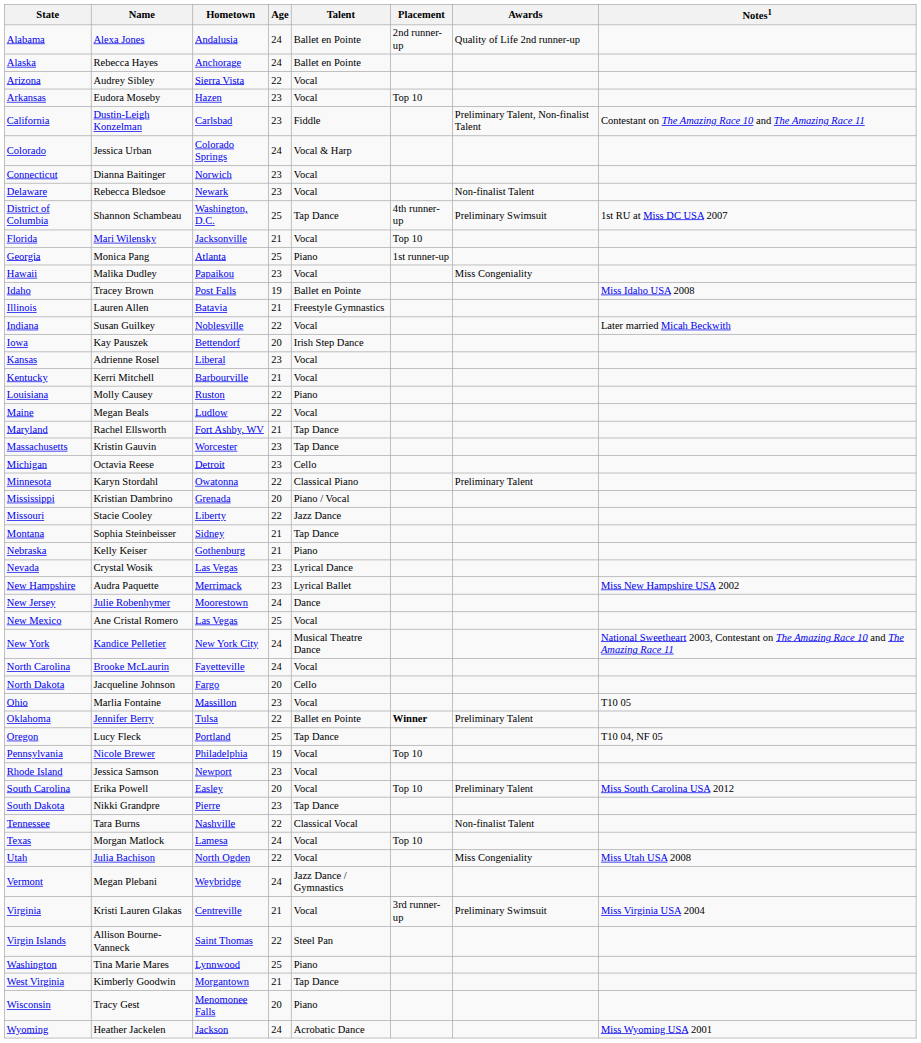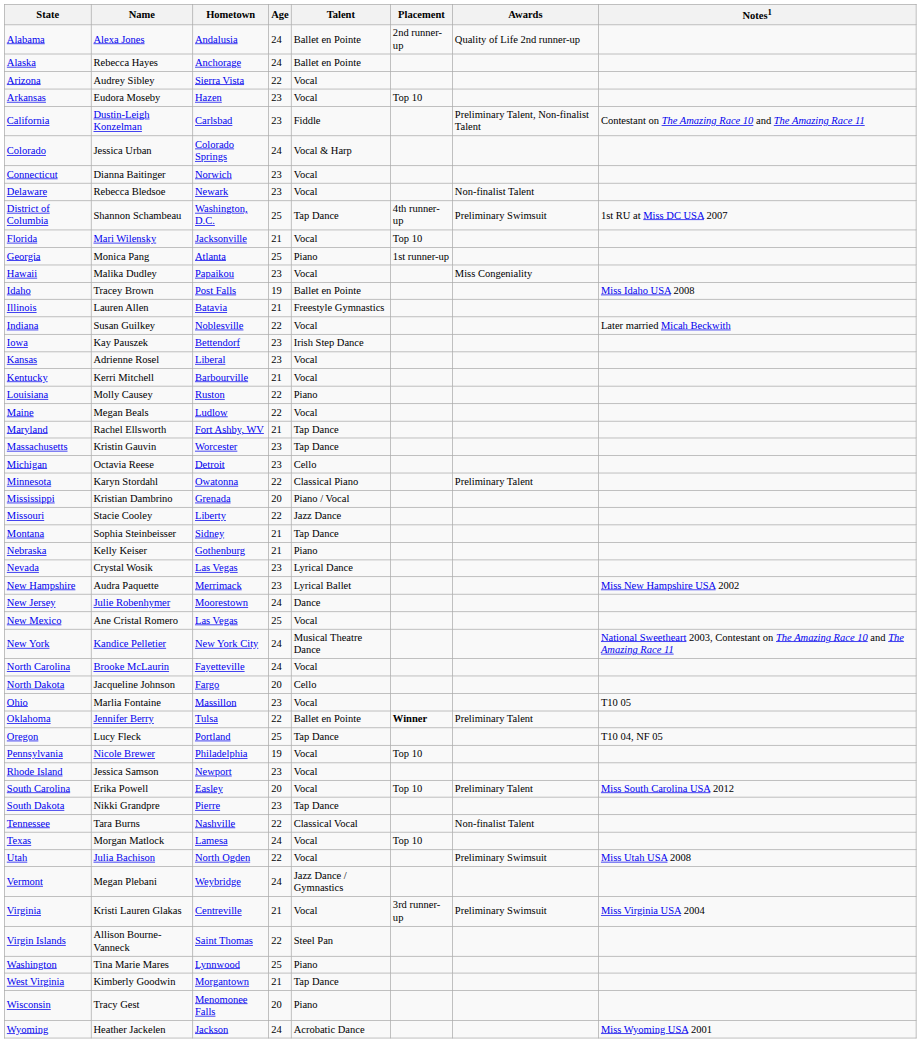(277, 343) 20 -> (277, 343) 23
(493, 858) Miss Congeniality -> (501, 858) Preliminary Swimsuit
